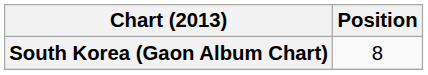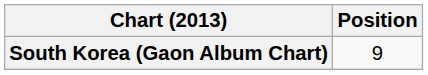(377, 52) 8 -> (377, 52) 9
